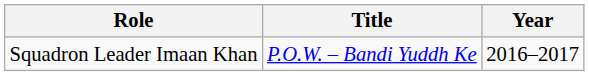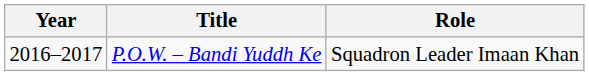columns swapped: (533, 20) <-> (133, 20)
